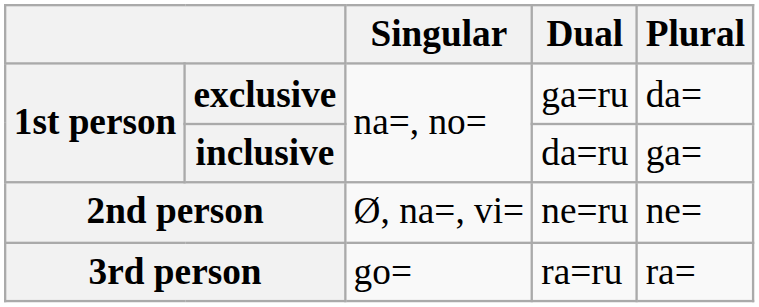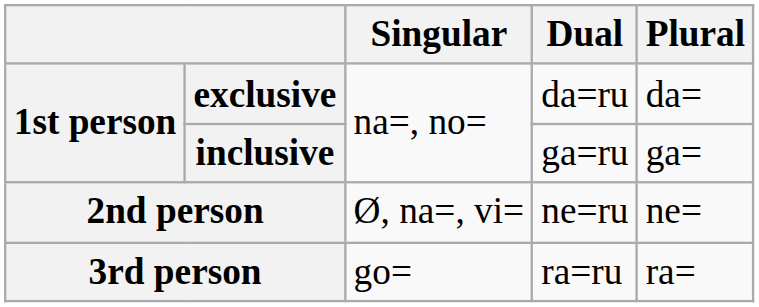(585, 93) ga=ru -> (585, 93) da=ru
(585, 152) da=ru -> (585, 152) ga=ru
